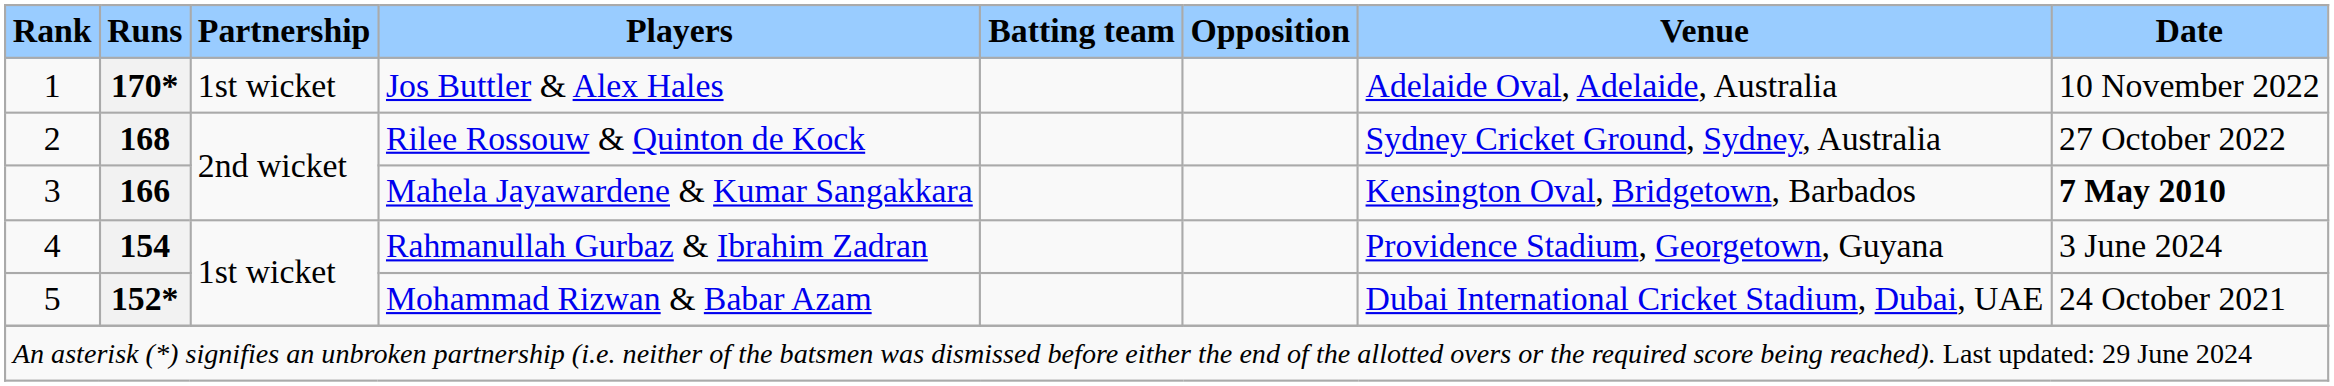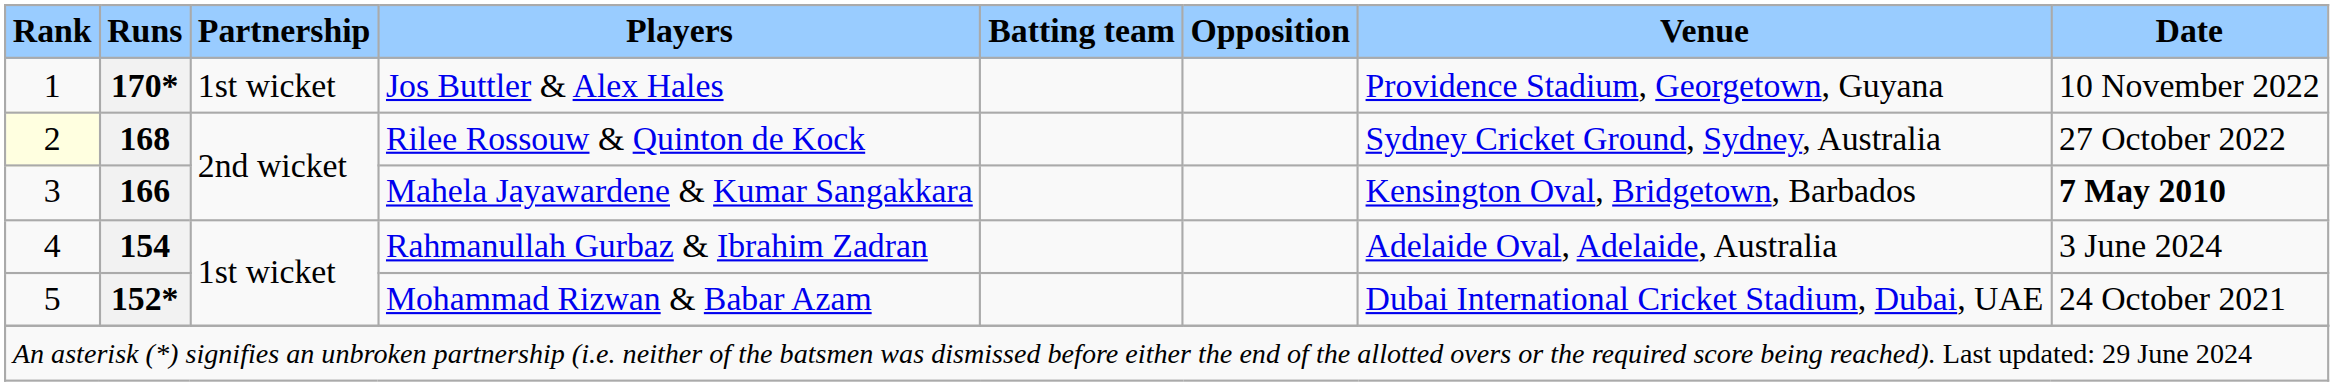(1601, 84) Adelaide Oval, Adelaide, Australia -> (1655, 84) Providence Stadium, Georgetown, Guyana
(52, 138) no background -> (52, 138) lightyellow background
(1655, 245) Providence Stadium, Georgetown, Guyana -> (1601, 245) Adelaide Oval, Adelaide, Australia
